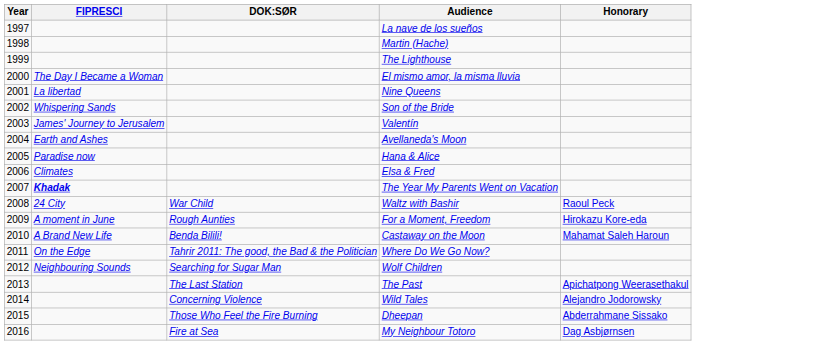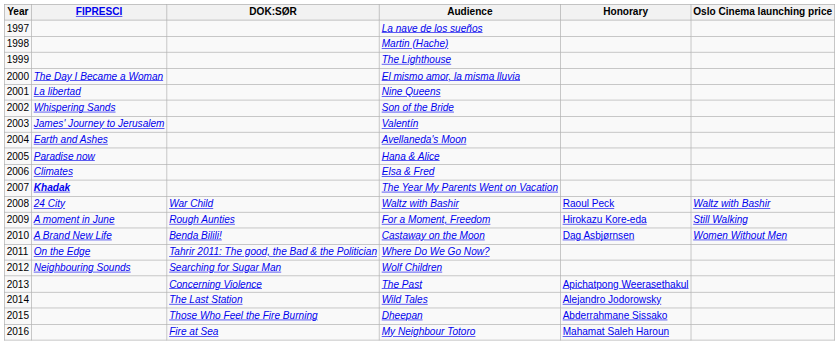+ column: (763, 12)
(616, 236) Mahamat Saleh Haroun -> (599, 236) Dag Asbjørnsen
(206, 284) The Last Station -> (216, 284) Concerning Violence
(216, 300) Concerning Violence -> (206, 300) The Last Station
(599, 332) Dag Asbjørnsen -> (616, 332) Mahamat Saleh Haroun
